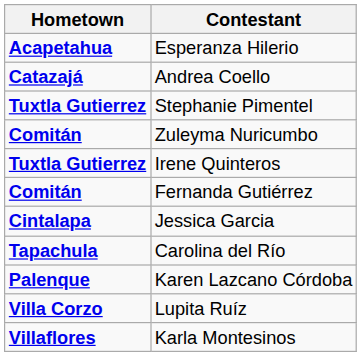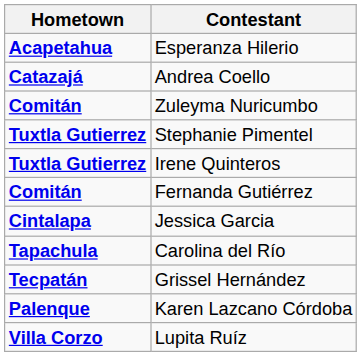rows swapped: (234, 106) <-> (236, 135)
+ row: (230, 279)
- row: (225, 337)
